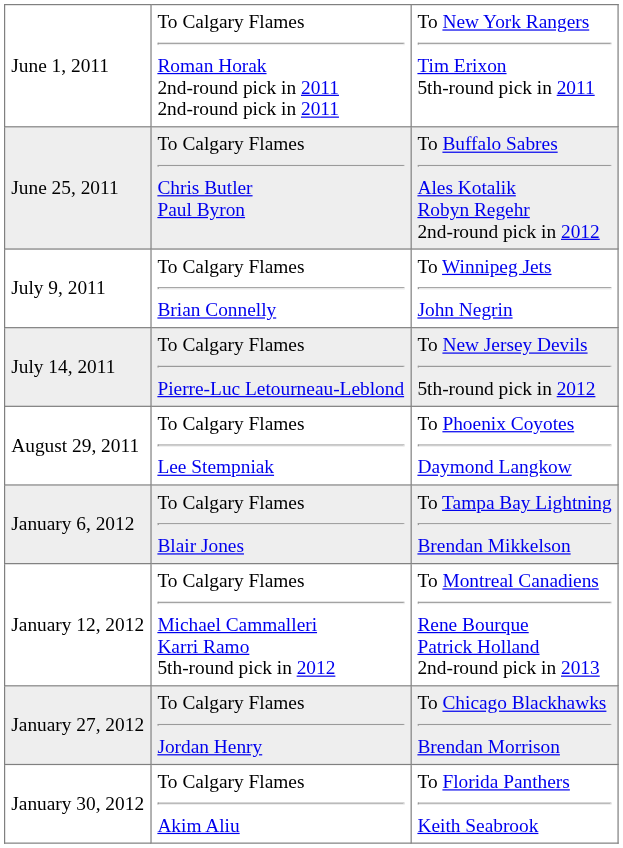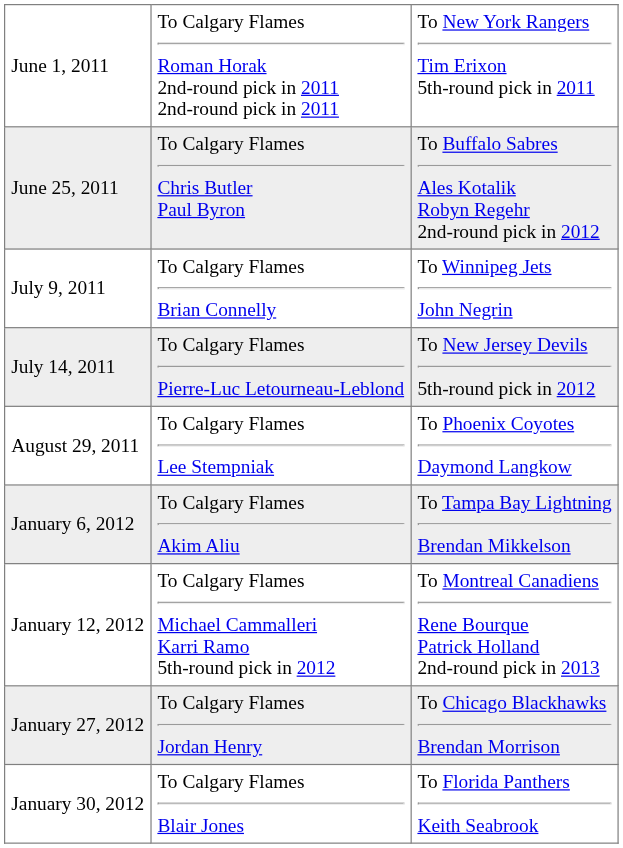(281, 524) To Calgary Flames Blair Jones -> (281, 524) To Calgary Flames Akim Aliu
(281, 803) To Calgary Flames Akim Aliu -> (281, 803) To Calgary Flames Blair Jones
